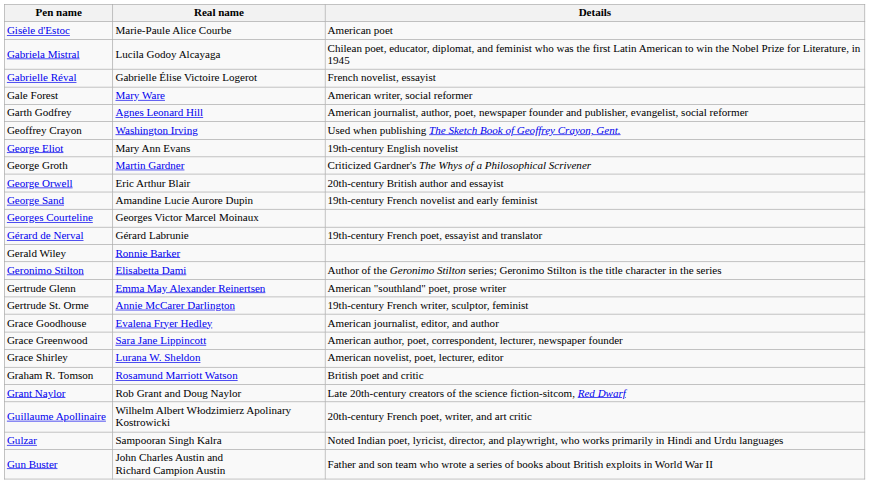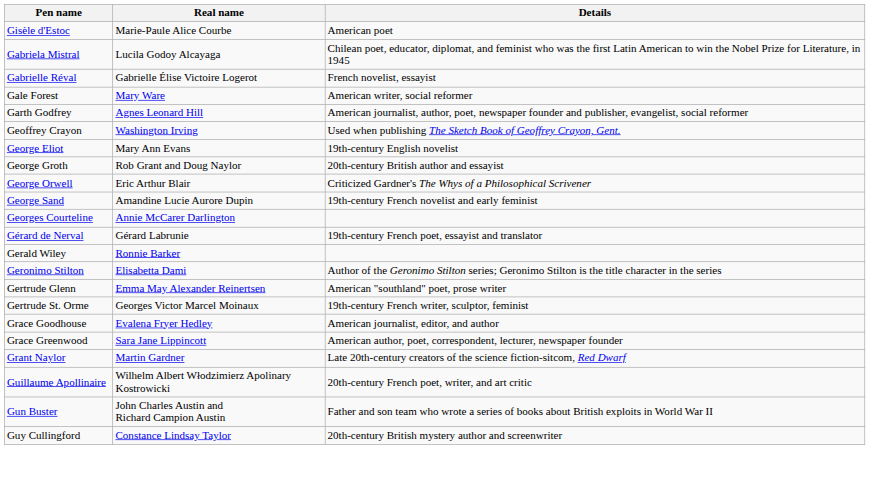(150, 165) Martin Gardner -> (178, 165) Rob Grant and Doug Naylor
(459, 165) Criticized Gardner's The Whys of a Philosophical Scrivener -> (416, 165) 20th-century British author and essayist
(416, 183) 20th-century British author and essayist -> (459, 183) Criticized Gardner's The Whys of a Philosophical Scrivener
(187, 218) Georges Victor Marcel Moinaux -> (175, 218) Annie McCarer Darlington
(175, 305) Annie McCarer Darlington -> (187, 305) Georges Victor Marcel Moinaux
- row: (37, 358)
- row: (50, 375)
(178, 393) Rob Grant and Doug Naylor -> (150, 358) Martin Gardner
- row: (22, 440)
+ row: (44, 435)
